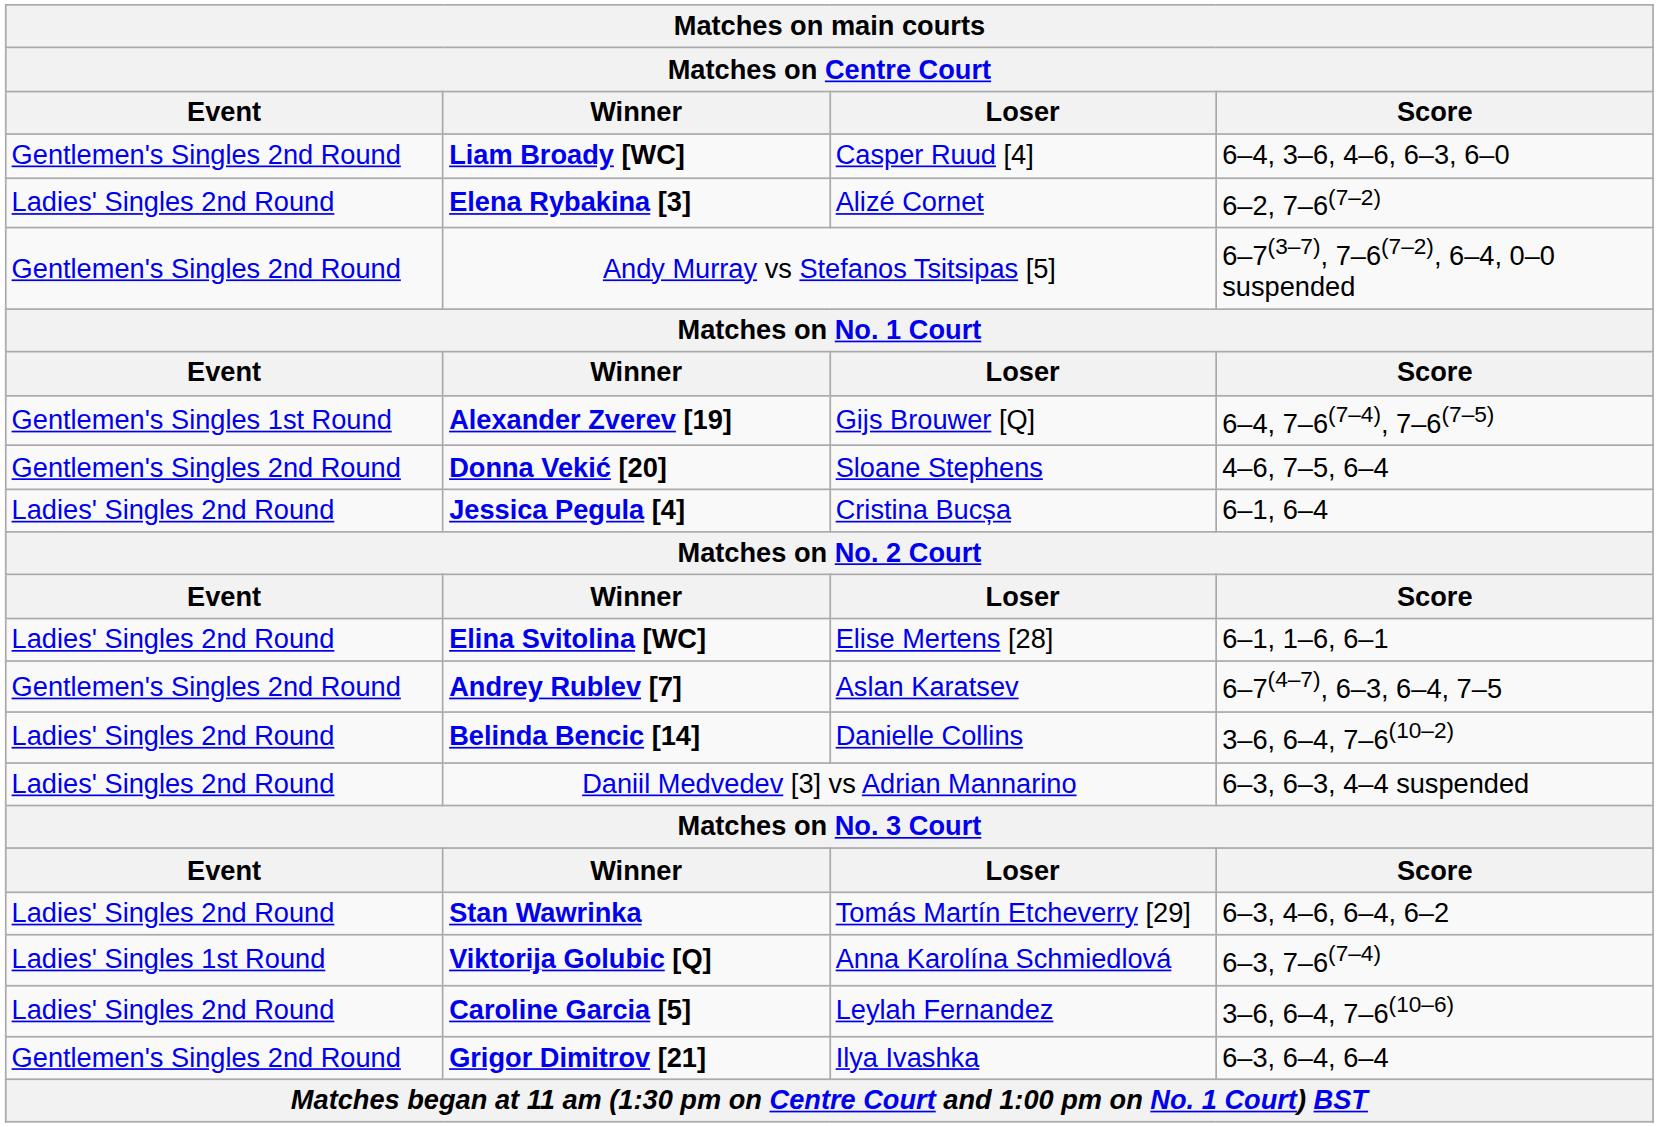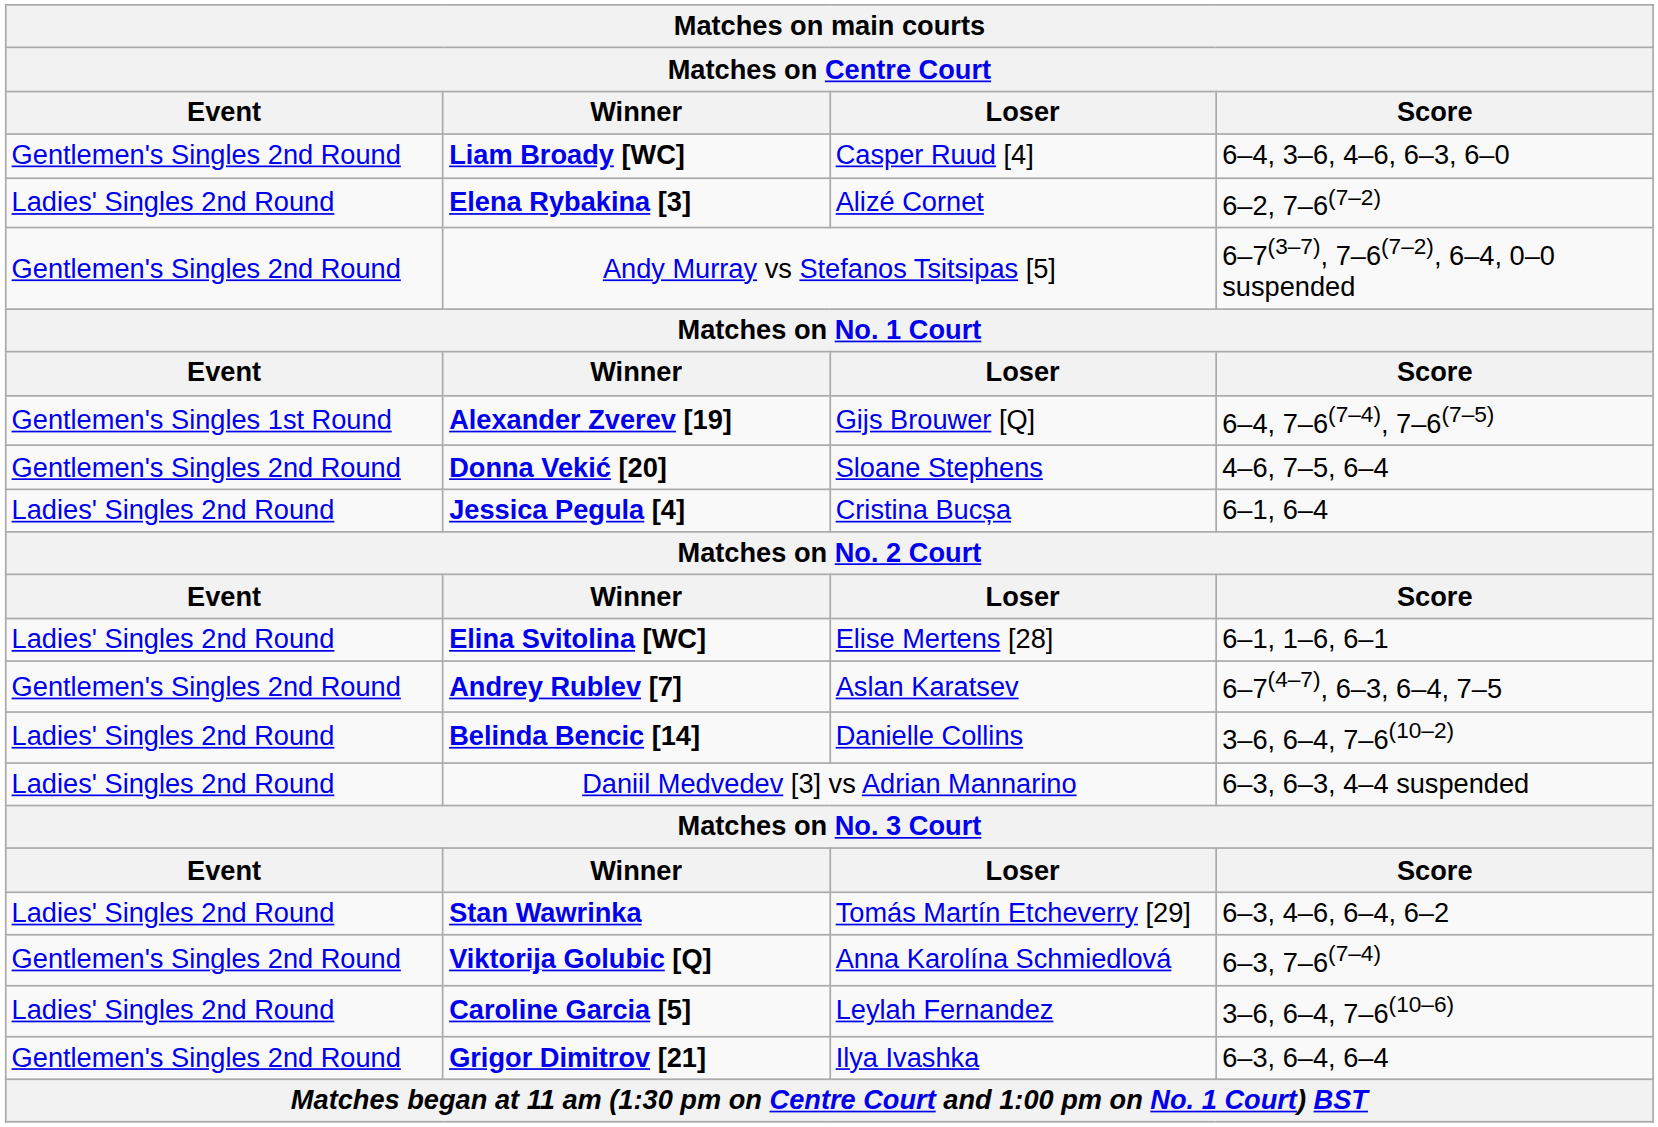(168, 959) Ladies' Singles 1st Round -> (206, 959) Gentlemen's Singles 2nd Round
